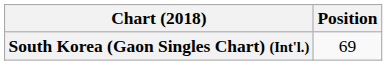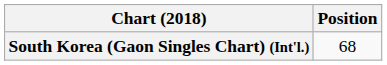(347, 45) 69 -> (347, 45) 68
